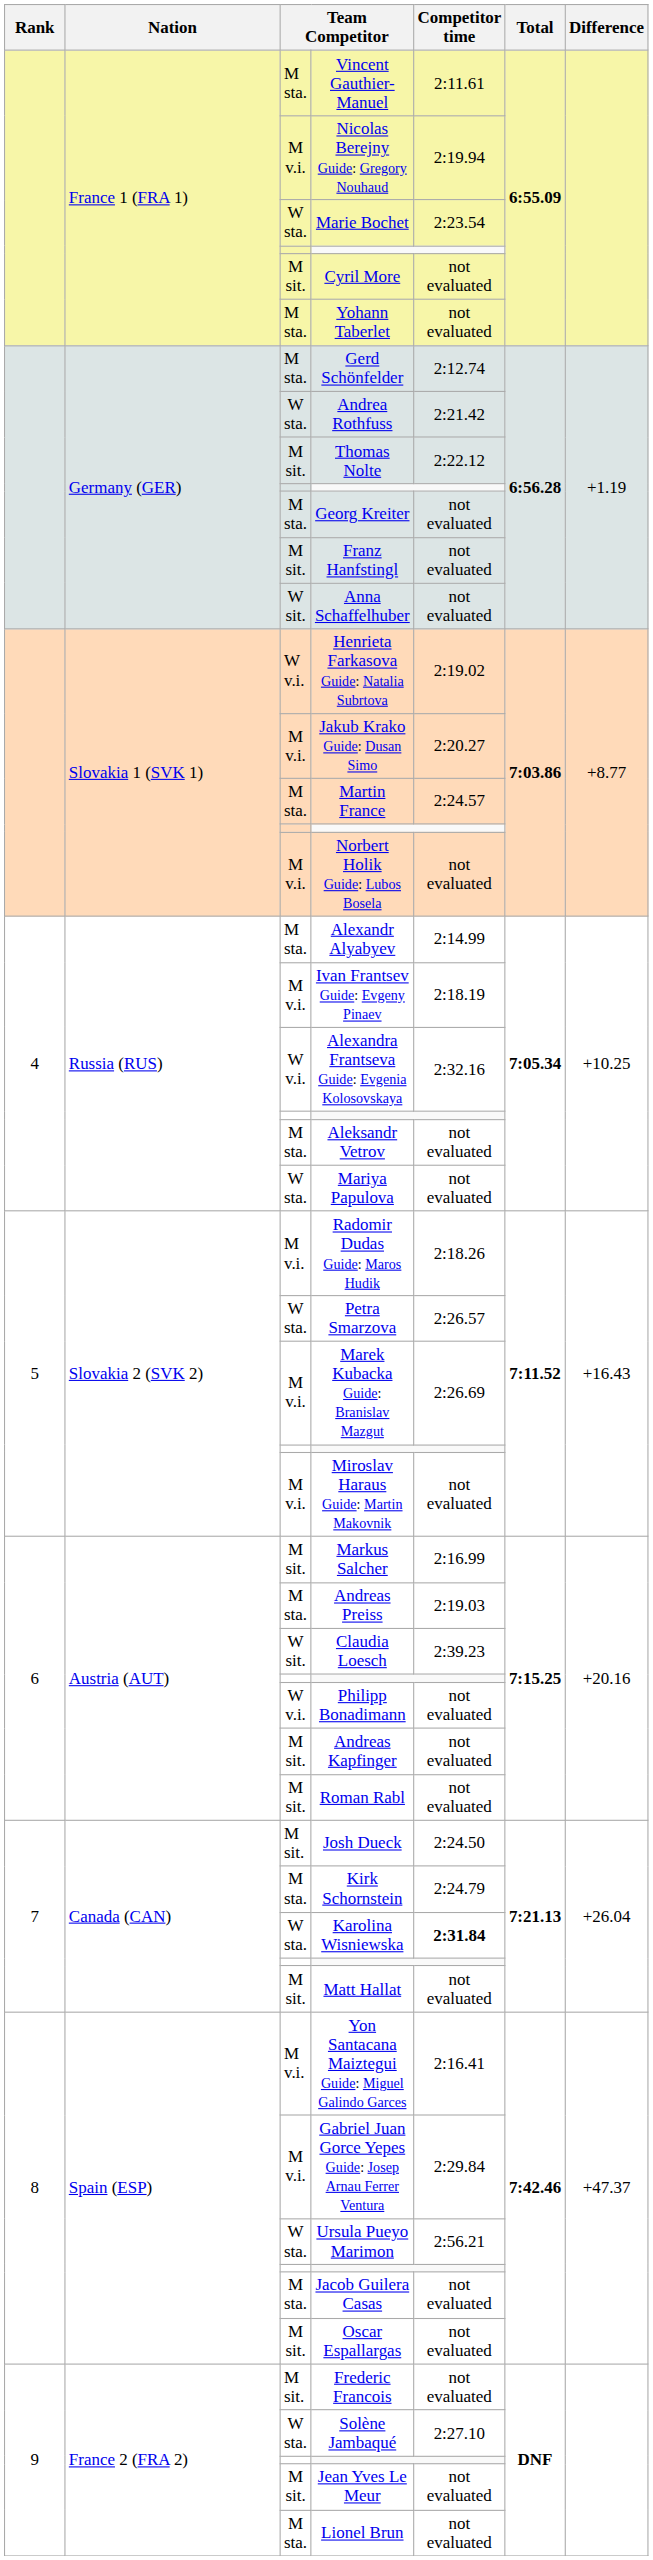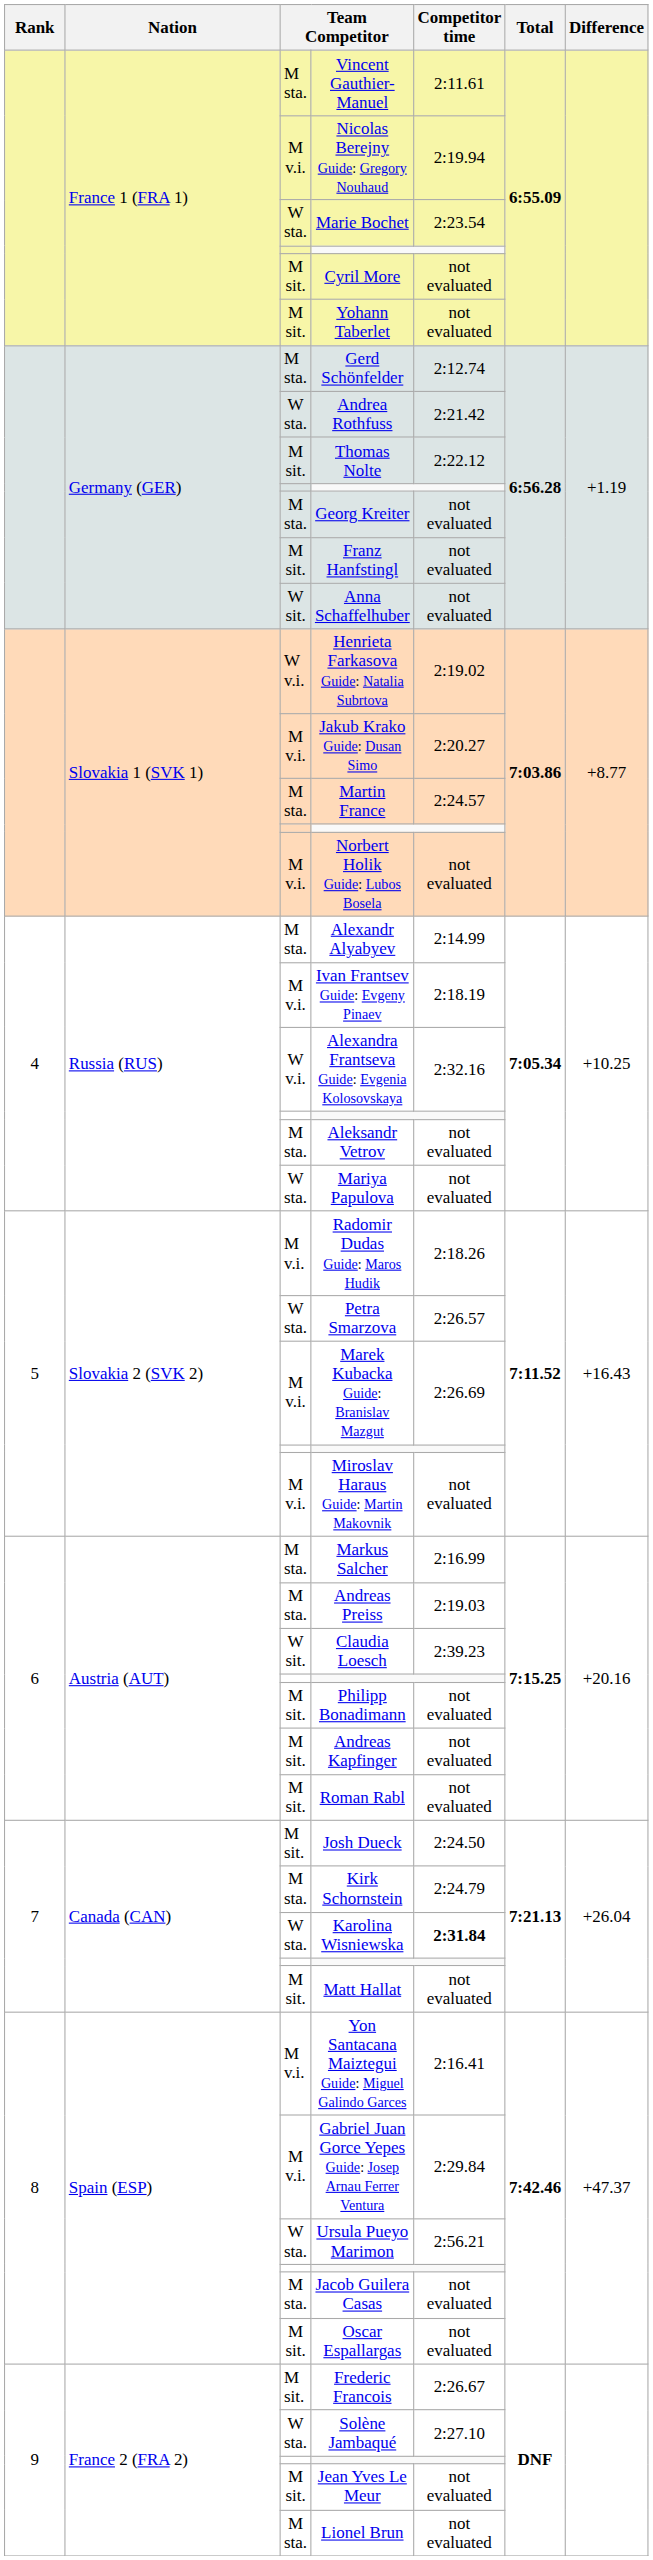(296, 322) M sta. -> (296, 322) M sit.
(296, 1559) M sit. -> (296, 1559) M sta.
(296, 1705) W v.i. -> (296, 1705) M sit.
(459, 2387) not evaluated -> (459, 2387) 2:26.67
